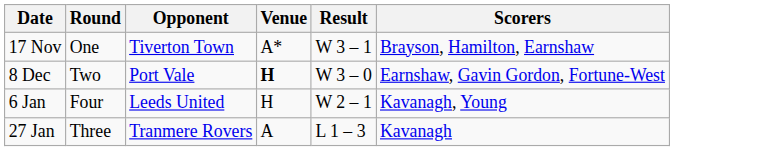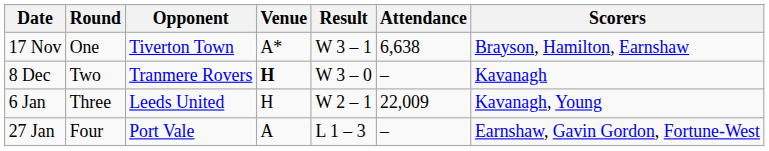+ column: (423, 18)
(162, 74) Port Vale -> (191, 74) Tranmere Rovers
(522, 74) Earnshaw, Gavin Gordon, Fortune-West -> (511, 74) Kavanagh
(86, 103) Four -> (90, 103) Three
(90, 131) Three -> (86, 131) Four
(191, 131) Tranmere Rovers -> (162, 131) Port Vale
(416, 131) Kavanagh -> (617, 131) Earnshaw, Gavin Gordon, Fortune-West
